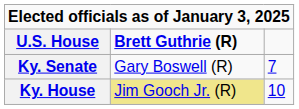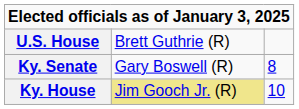(176, 41) bold -> (172, 41) normal
(272, 66) 7 -> (272, 66) 8
